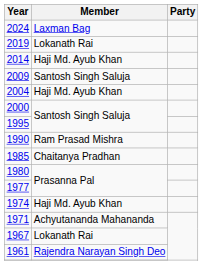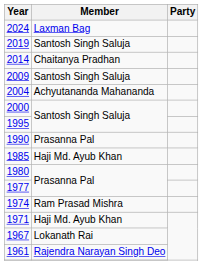(63, 44) Lokanath Rai -> (82, 44) Santosh Singh Saluja
(78, 60) Haji Md. Ayub Khan -> (77, 60) Chaitanya Pradhan
(78, 92) Haji Md. Ayub Khan -> (94, 92) Achyutananda Mahananda
(78, 140) Ram Prasad Mishra -> (64, 140) Prasanna Pal
(77, 156) Chaitanya Pradhan -> (78, 156) Haji Md. Ayub Khan
(78, 204) Haji Md. Ayub Khan -> (78, 204) Ram Prasad Mishra
(94, 220) Achyutananda Mahananda -> (78, 220) Haji Md. Ayub Khan
